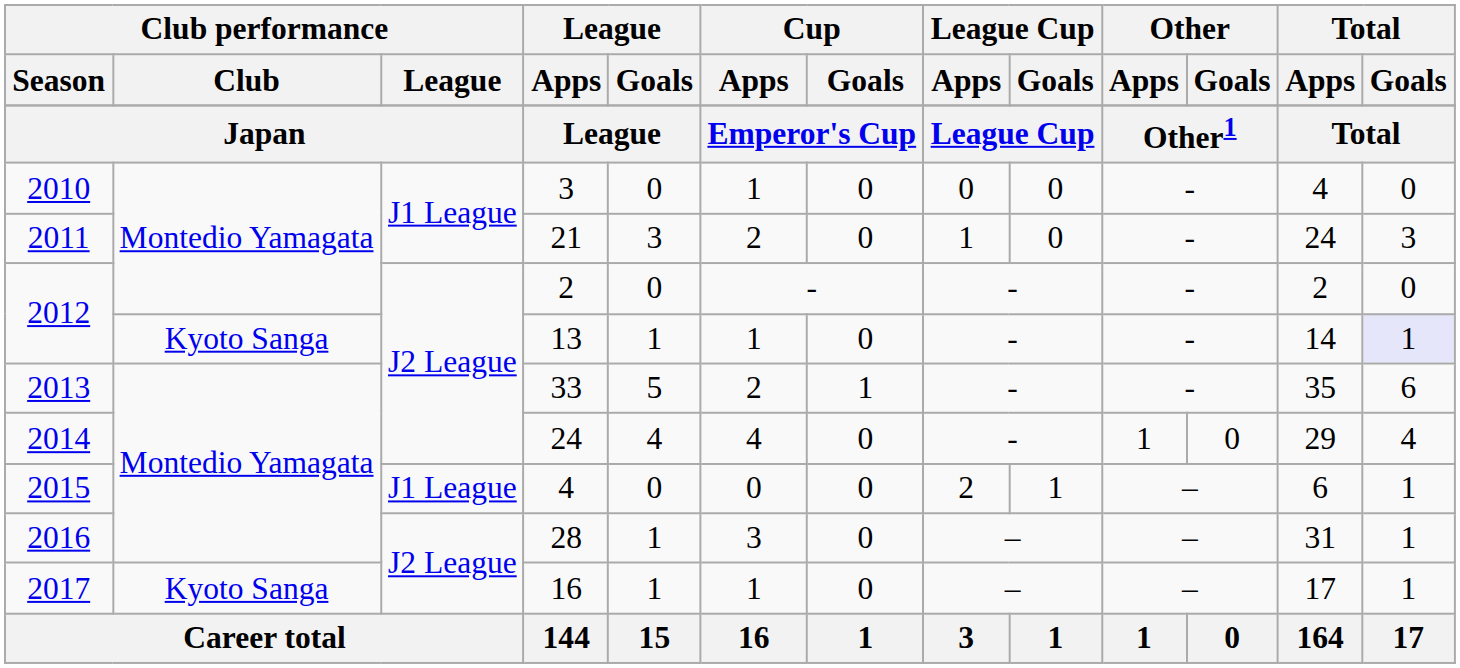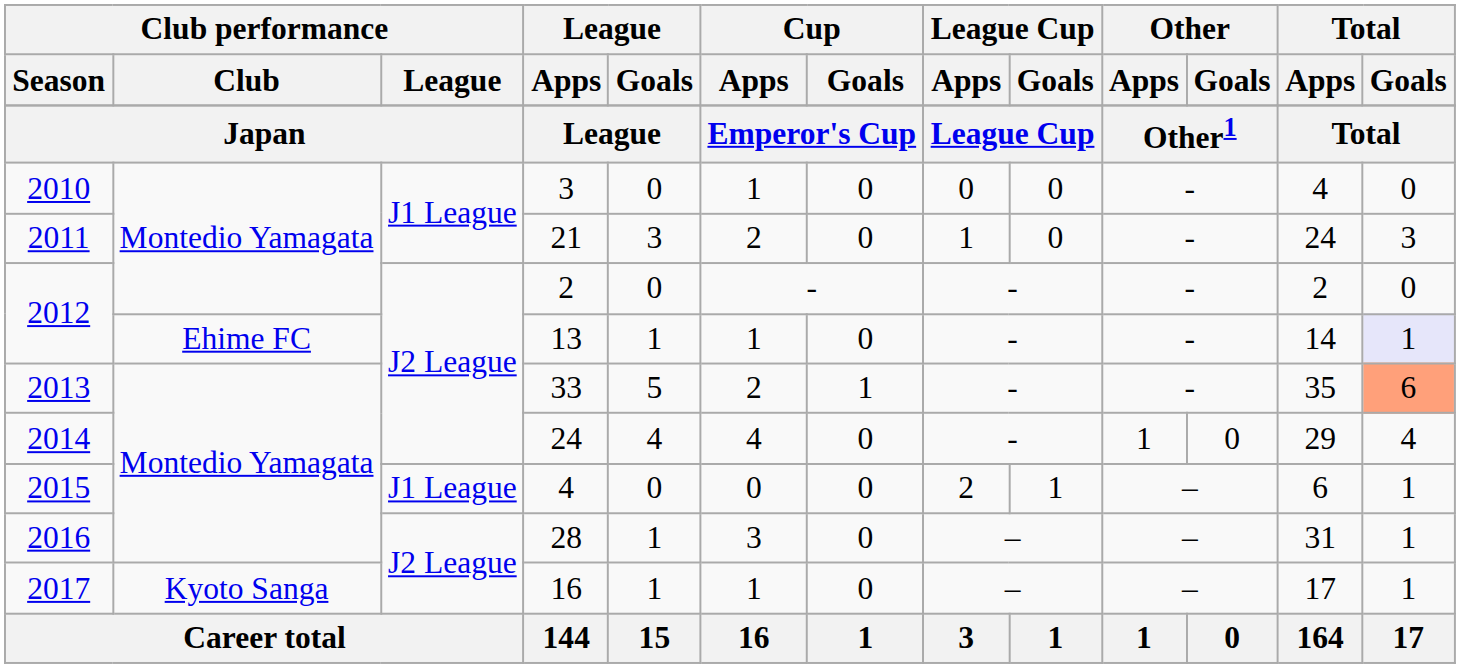(247, 337) Kyoto Sanga -> (247, 337) Ehime FC
(1408, 387) no background -> (1408, 387) lightsalmon background
